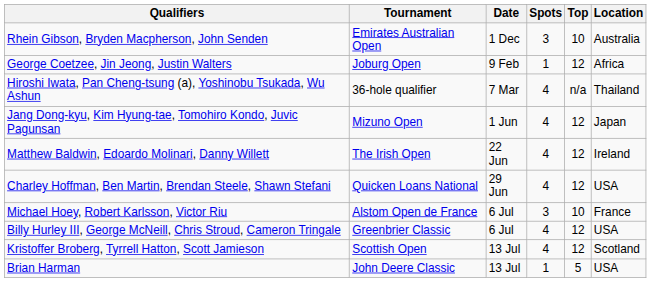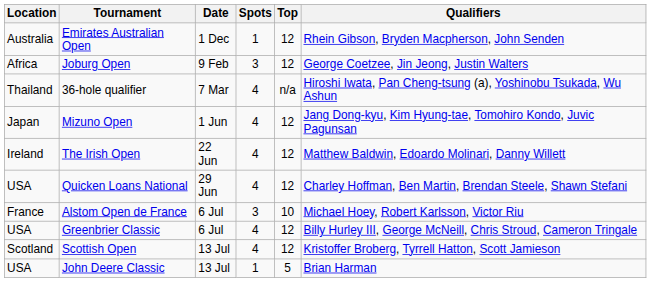columns swapped: (619, 13) <-> (177, 13)
(546, 39) 3 -> (255, 39) 1
(578, 39) 10 -> (288, 39) 12
(546, 64) 1 -> (255, 64) 3
